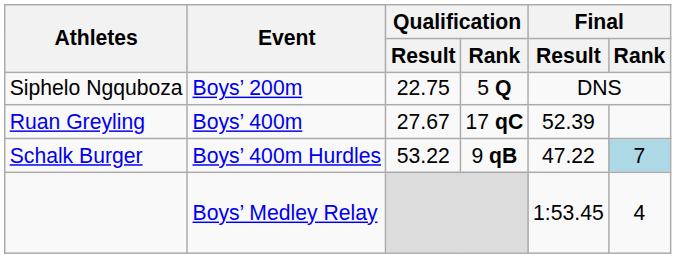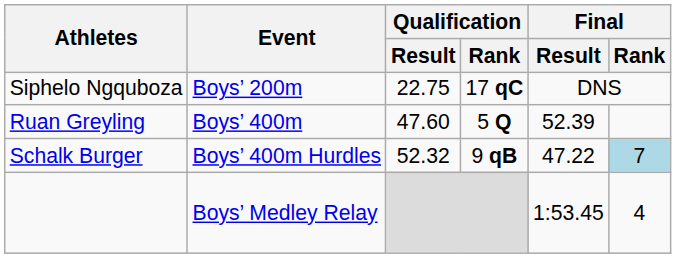(494, 89) 5 Q -> (494, 89) 17 qC
(423, 122) 27.67 -> (423, 122) 47.60
(494, 122) 17 qC -> (494, 122) 5 Q
(423, 156) 53.22 -> (423, 156) 52.32
